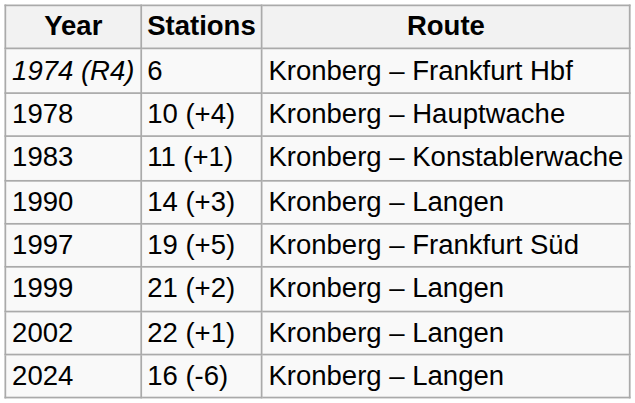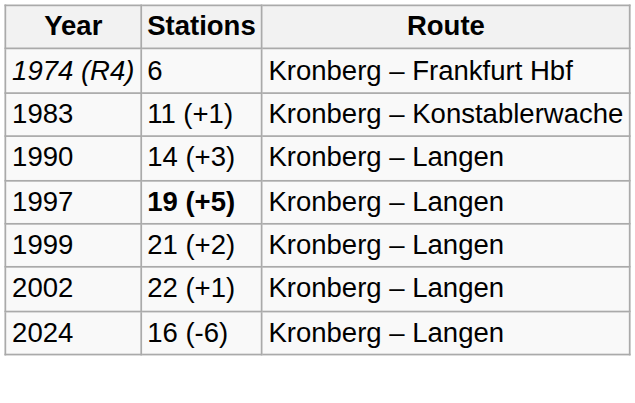- row: (43, 114)
(191, 245) normal -> (191, 201) bold
(424, 245) Kronberg – Frankfurt Süd -> (386, 201) Kronberg – Langen
